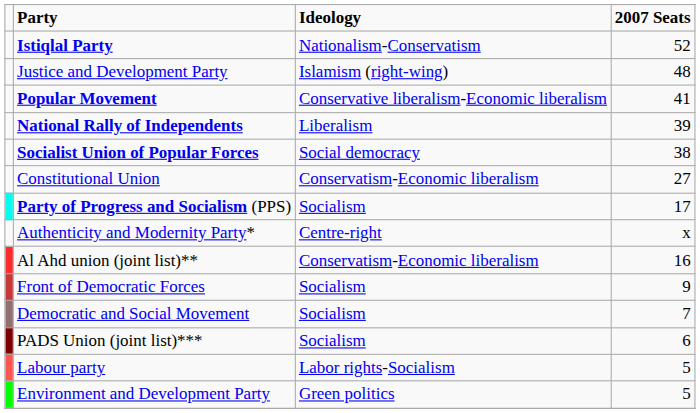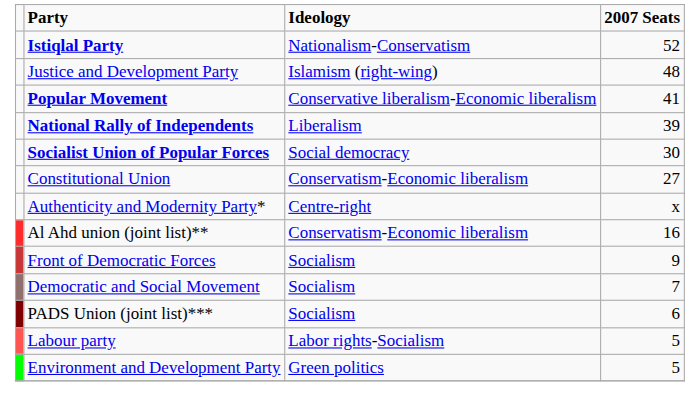(682, 152) 38 -> (672, 152) 30
- row: (154, 206)
